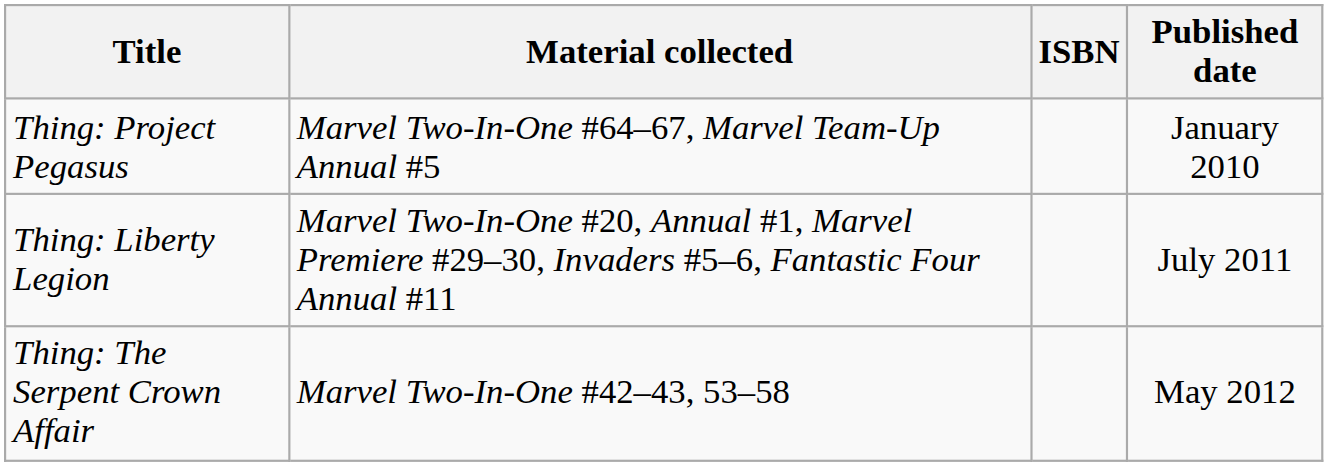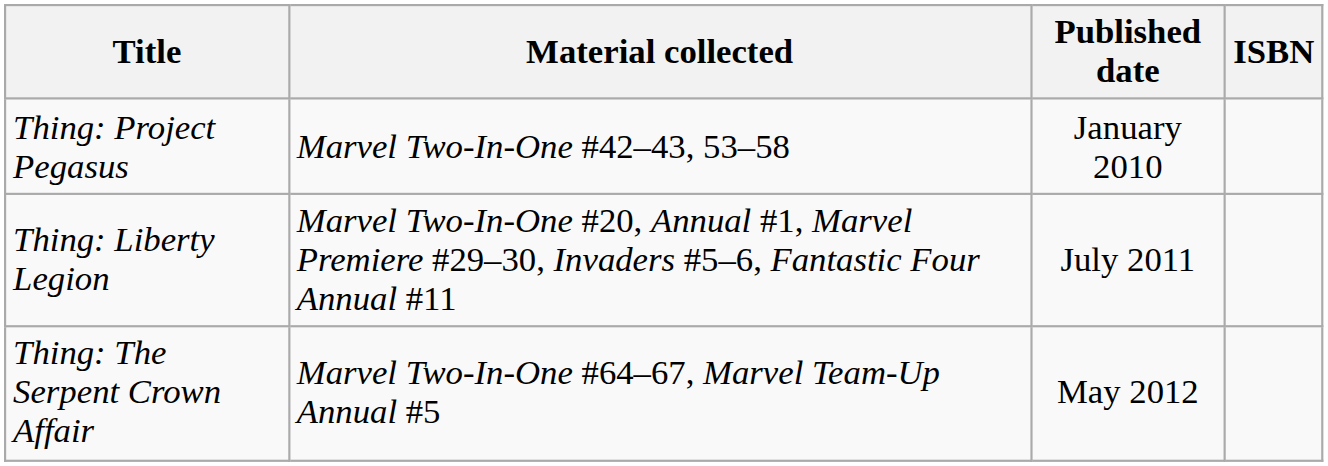columns swapped: (1225, 51) <-> (1079, 51)
(618, 145) Marvel Two-In-One #64–67, Marvel Team-Up Annual #5 -> (543, 145) Marvel Two-In-One #42–43, 53–58
(543, 392) Marvel Two-In-One #42–43, 53–58 -> (618, 392) Marvel Two-In-One #64–67, Marvel Team-Up Annual #5
